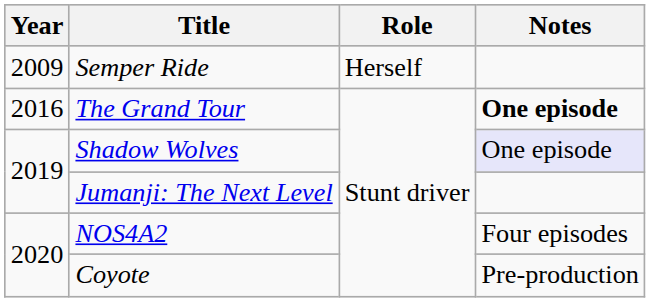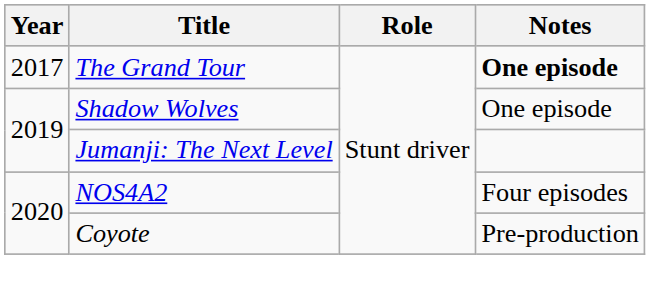- row: (142, 66)
(37, 108) 2016 -> (37, 66) 2017
(547, 150) lavender background -> (547, 108) no background
